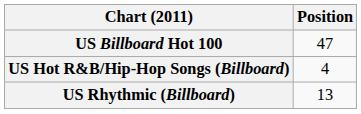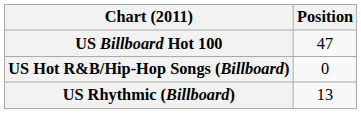(325, 69) 4 -> (325, 69) 0
